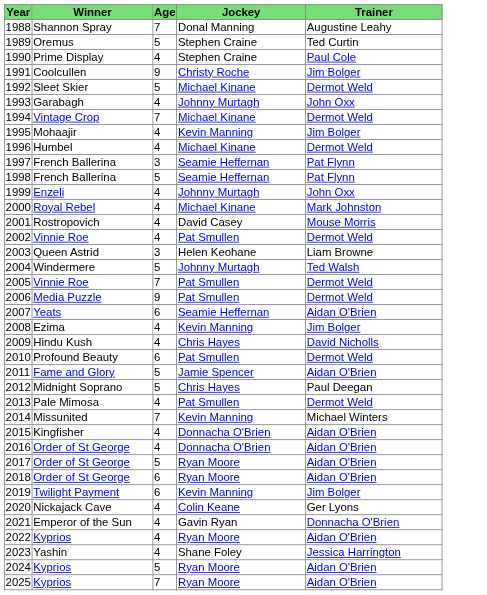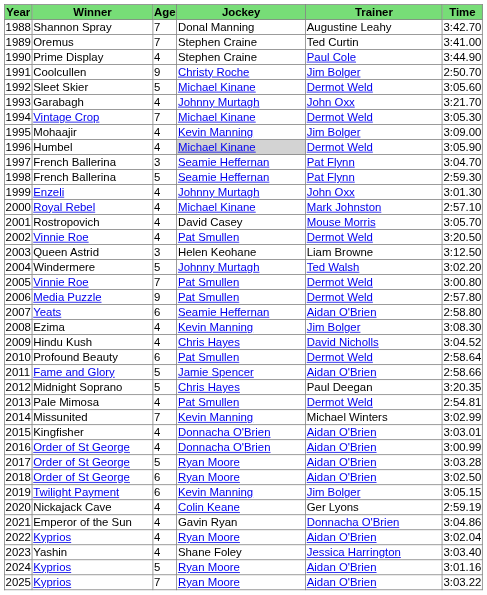+ column: (462, 12)
(157, 42) 5 -> (157, 42) 7
(217, 147) no background -> (217, 147) lightgrey background
